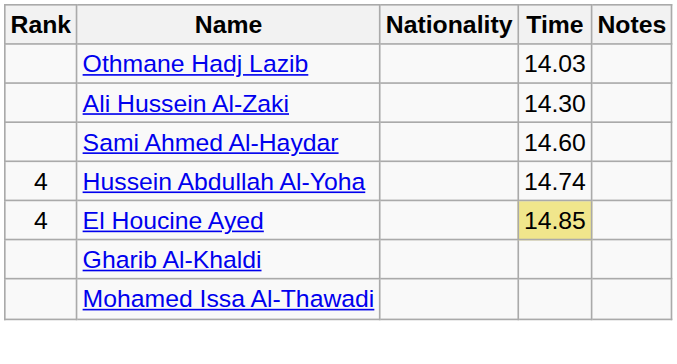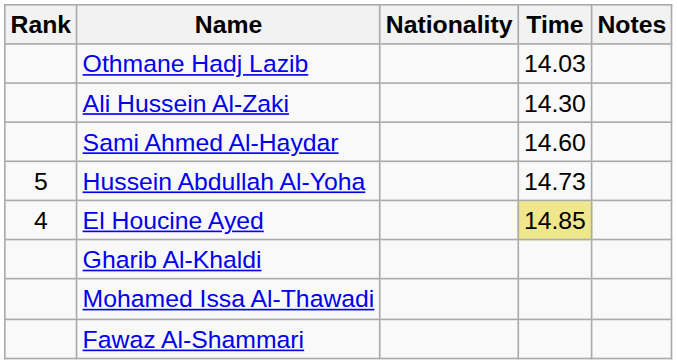(41, 182) 4 -> (41, 182) 5
(555, 182) 14.74 -> (555, 182) 14.73
+ row: (193, 338)
